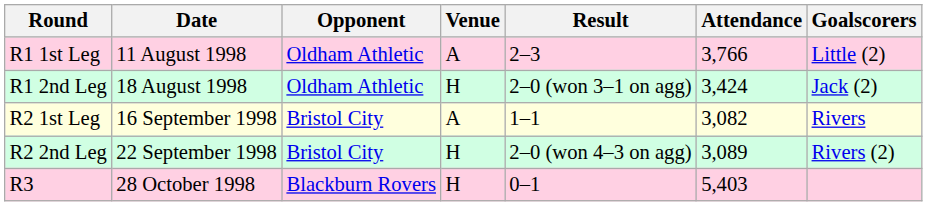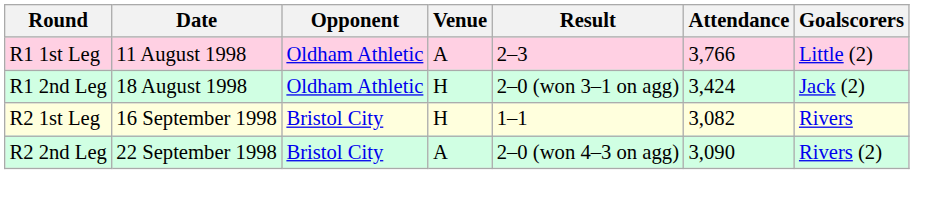(453, 119) A -> (440, 119) H
(453, 151) H -> (440, 151) A
(724, 151) 3,089 -> (712, 151) 3,090
- row: (21, 184)
